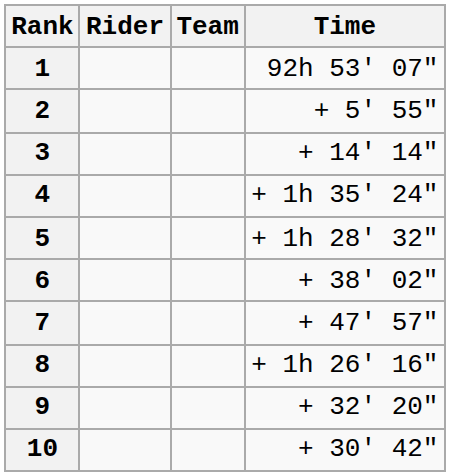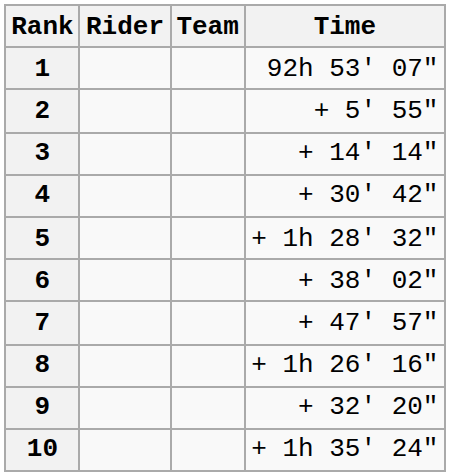(345, 196) + 1h 35' 24" -> (368, 196) + 30' 42"
(368, 450) + 30' 42" -> (345, 450) + 1h 35' 24"
